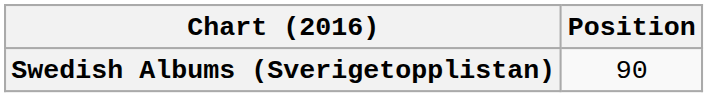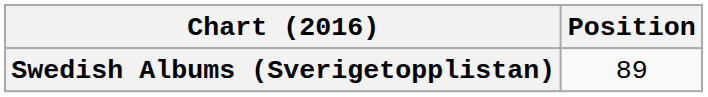(632, 70) 90 -> (632, 70) 89
